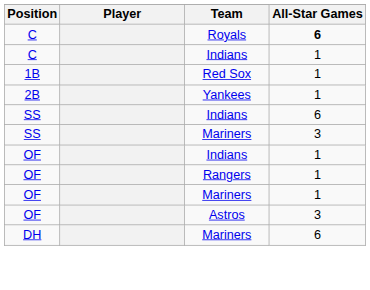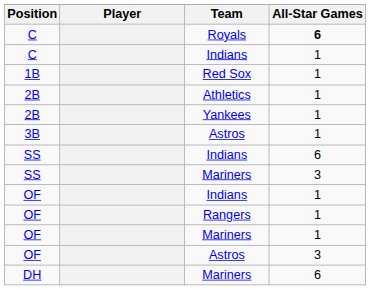+ row: (32, 94)
+ row: (32, 134)
